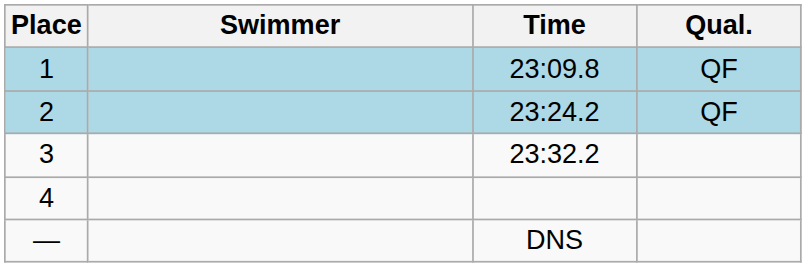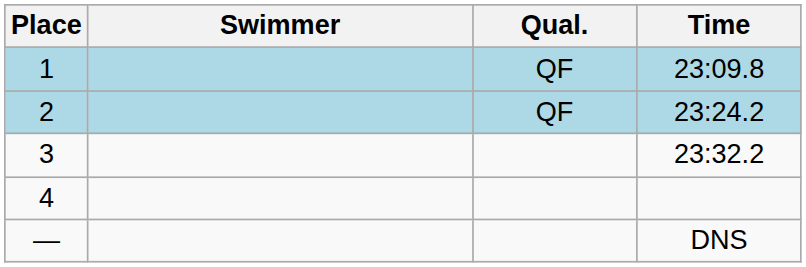columns swapped: (555, 25) <-> (719, 25)
